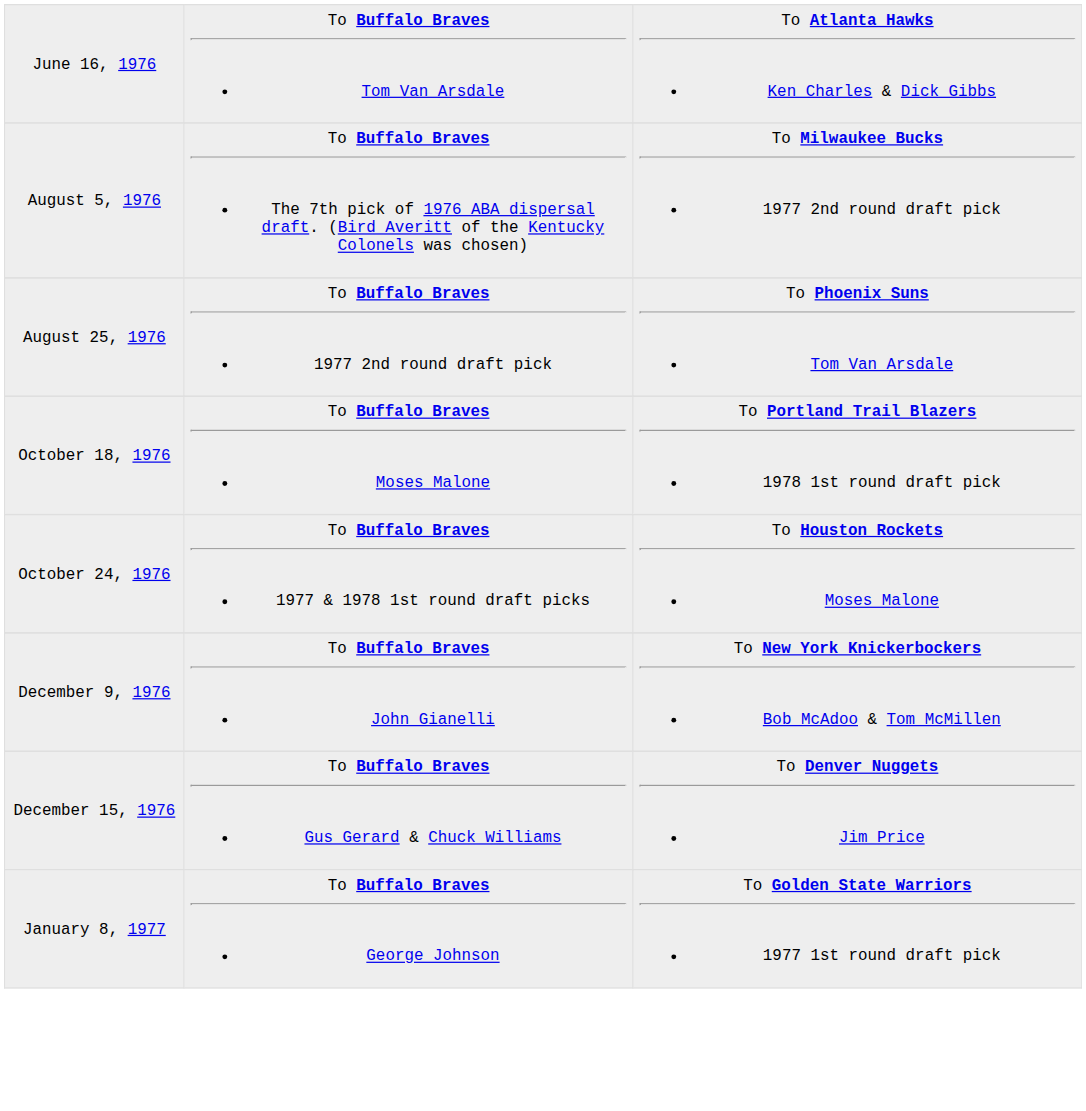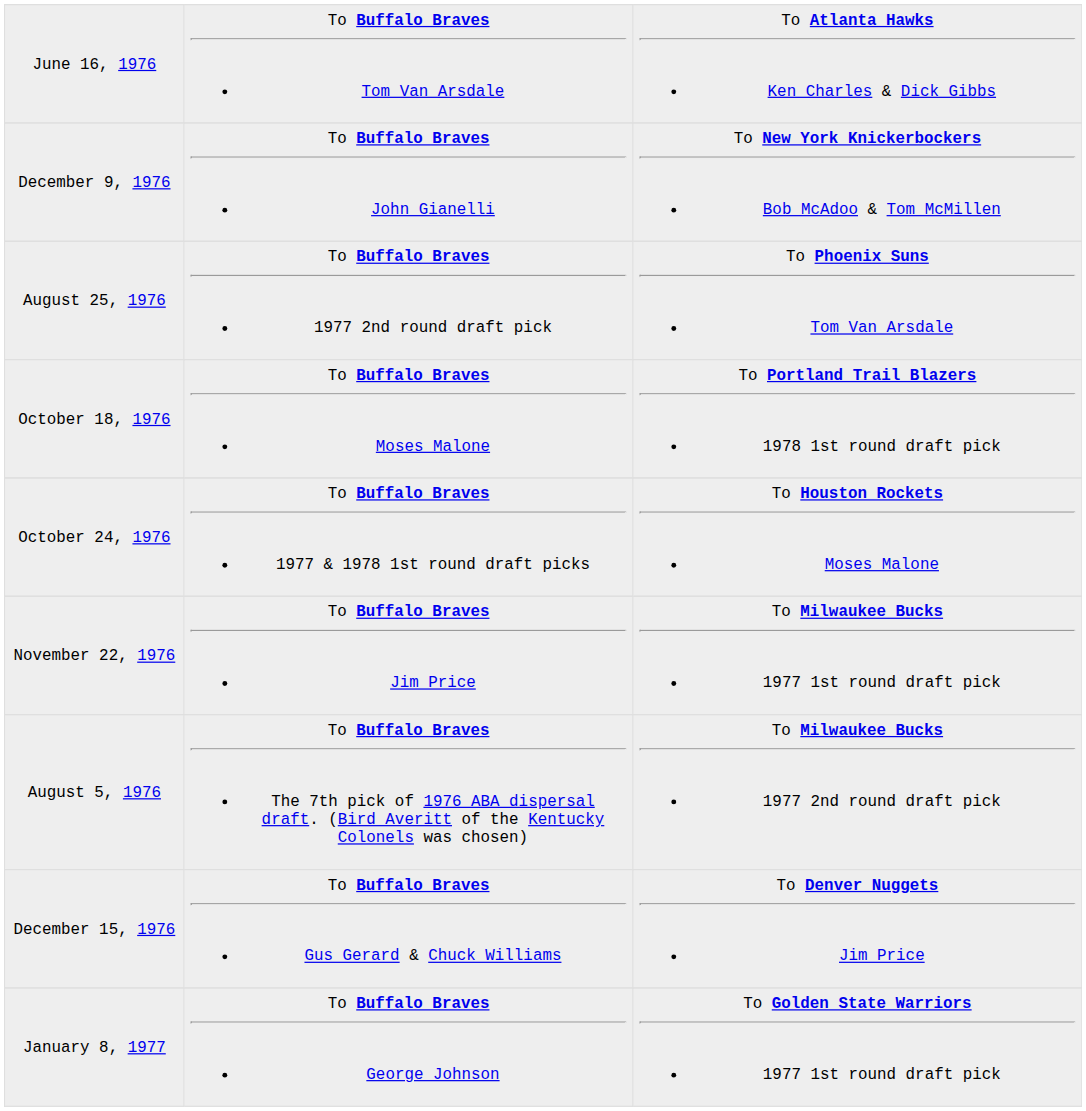rows swapped: (94, 200) <-> (94, 692)
+ row: (94, 655)
